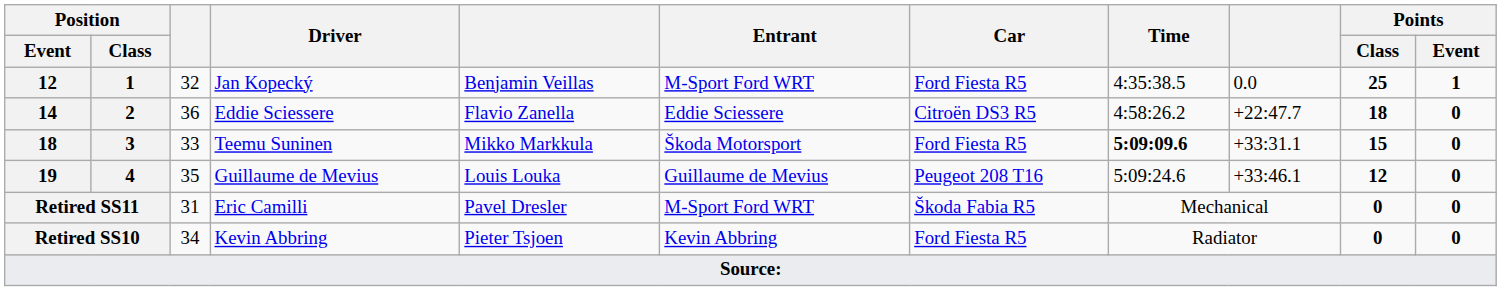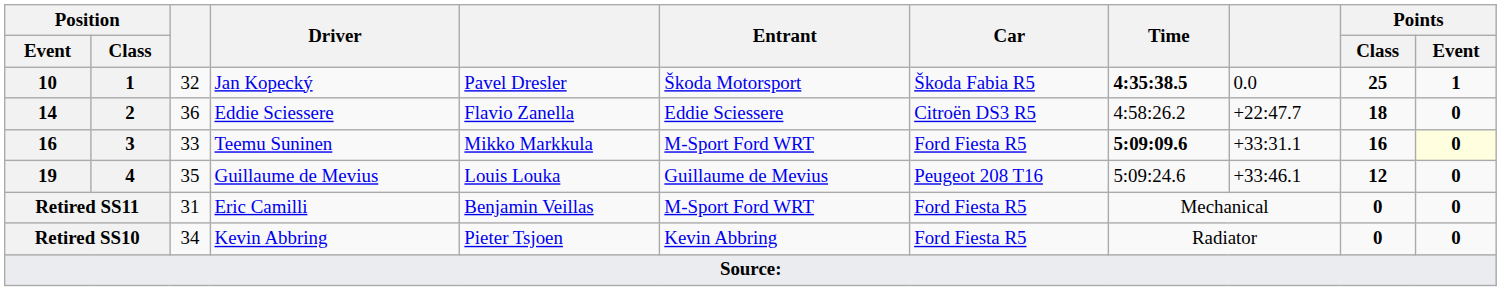(48, 82) 12 -> (48, 82) 10
(529, 82) Benjamin Veillas -> (516, 82) Pavel Dresler
(739, 82) M-Sport Ford WRT -> (733, 82) Škoda Motorsport
(970, 82) Ford Fiesta R5 -> (975, 82) Škoda Fabia R5
(1149, 82) normal -> (1150, 82) bold
(48, 144) 18 -> (48, 144) 16
(733, 144) Škoda Motorsport -> (739, 144) M-Sport Ford WRT
(1378, 144) 15 -> (1378, 144) 16
(1456, 144) no background -> (1456, 144) lightyellow background
(516, 206) Pavel Dresler -> (529, 206) Benjamin Veillas
(975, 206) Škoda Fabia R5 -> (970, 206) Ford Fiesta R5
